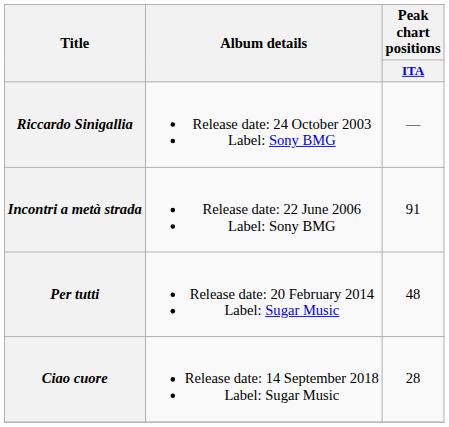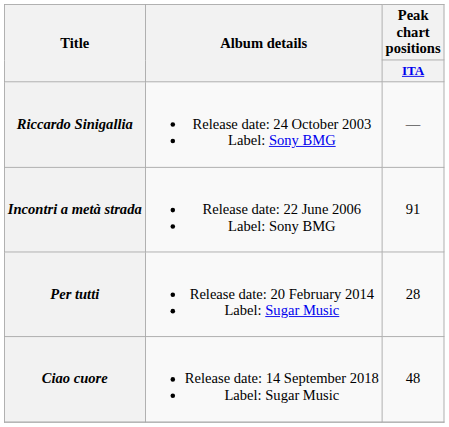(413, 294) 48 -> (413, 294) 28
(413, 379) 28 -> (413, 379) 48
